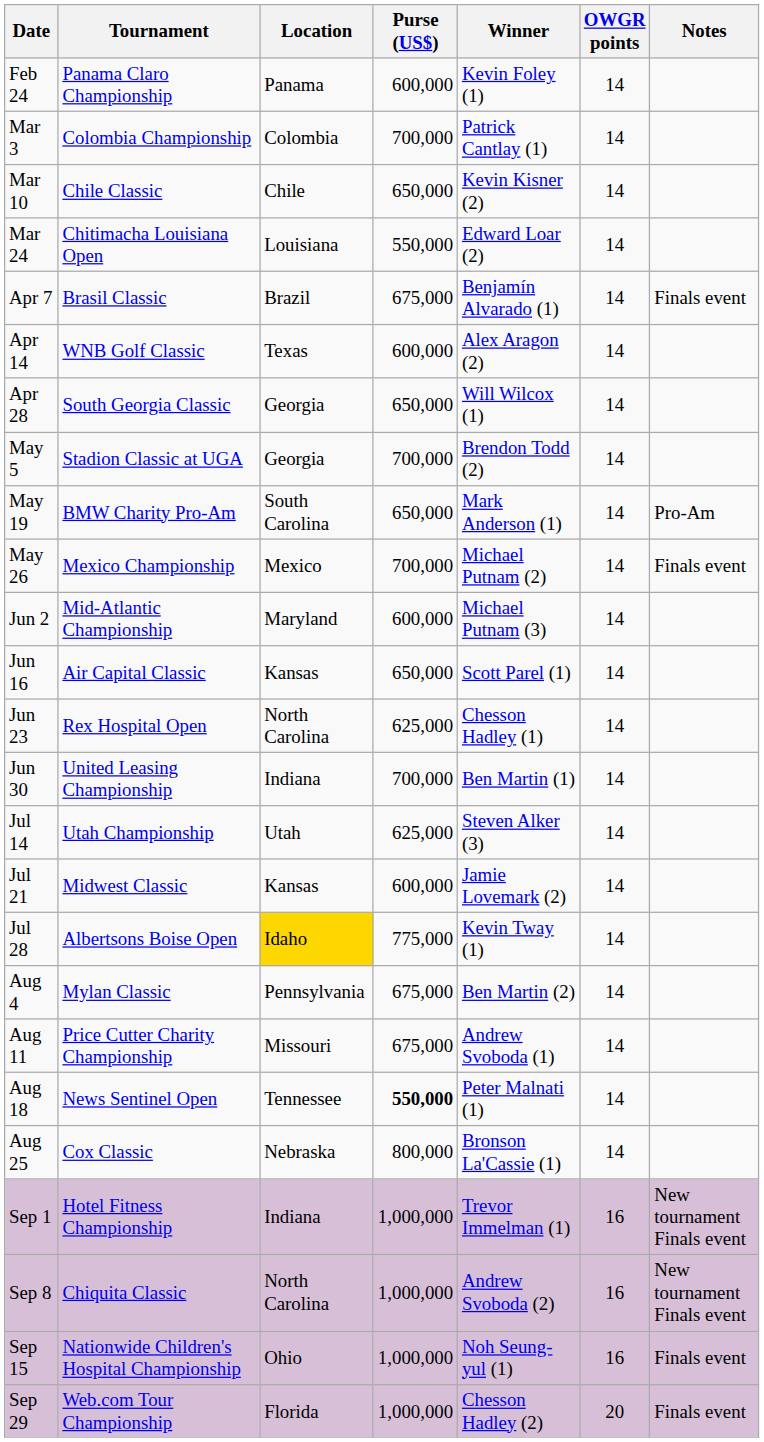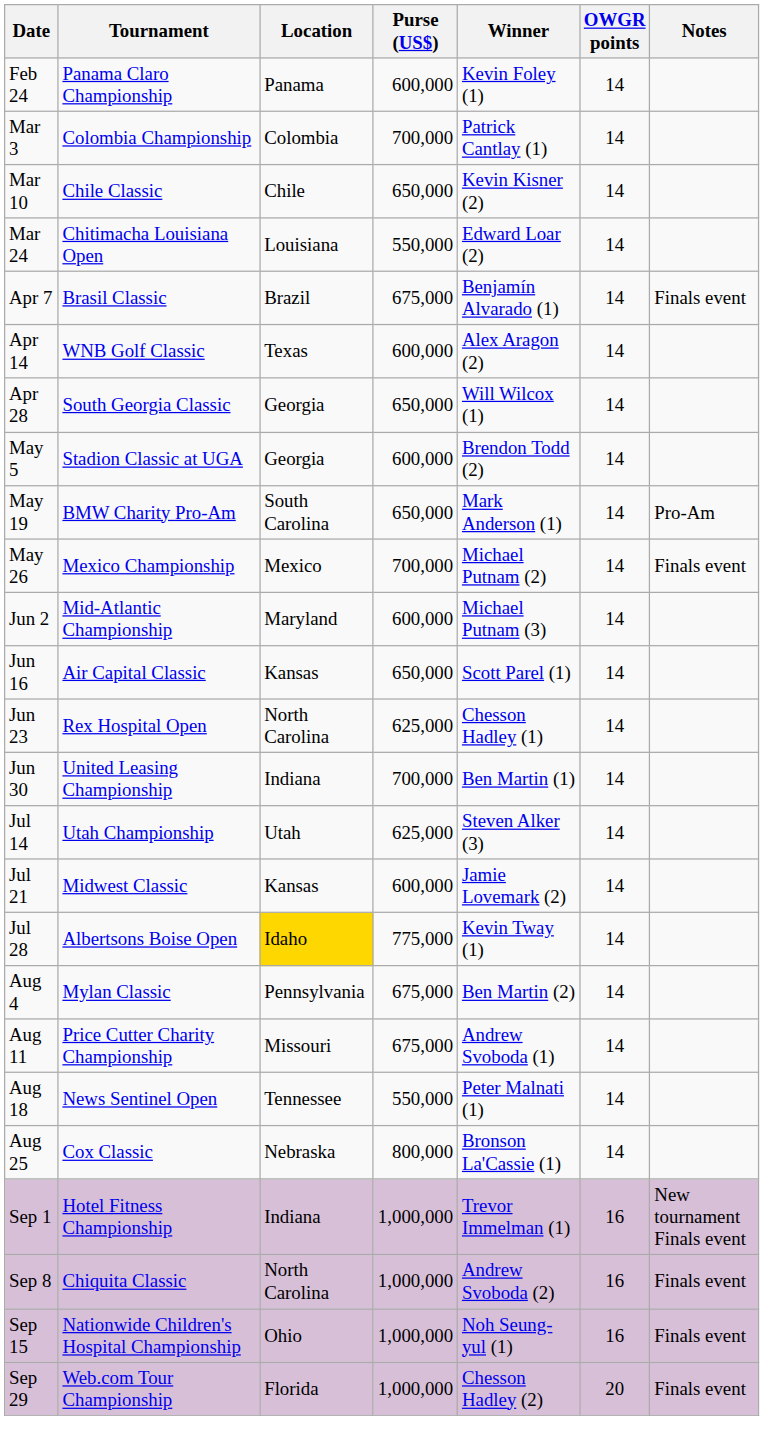(423, 458) 700,000 -> (423, 458) 600,000
(423, 1099) bold -> (423, 1099) normal
(700, 1293) New tournament Finals event -> (700, 1281) Finals event
